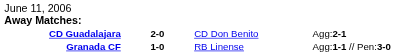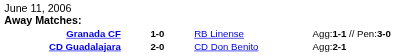rows swapped: (93, 47) <-> (85, 34)
